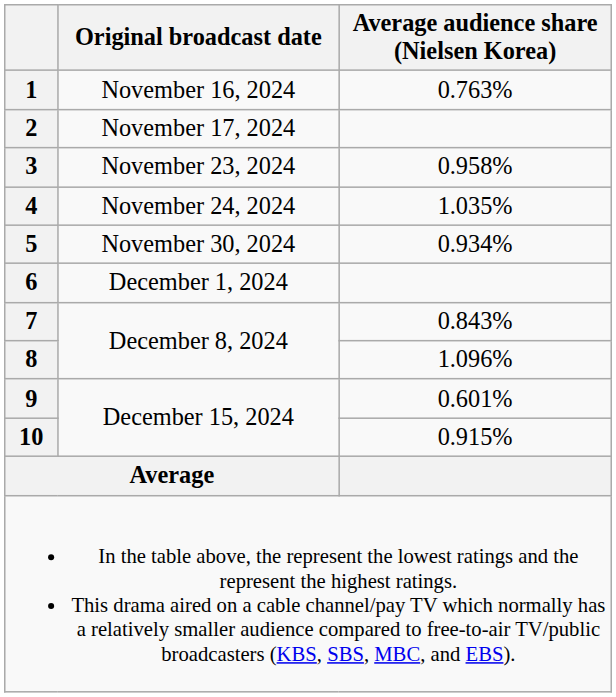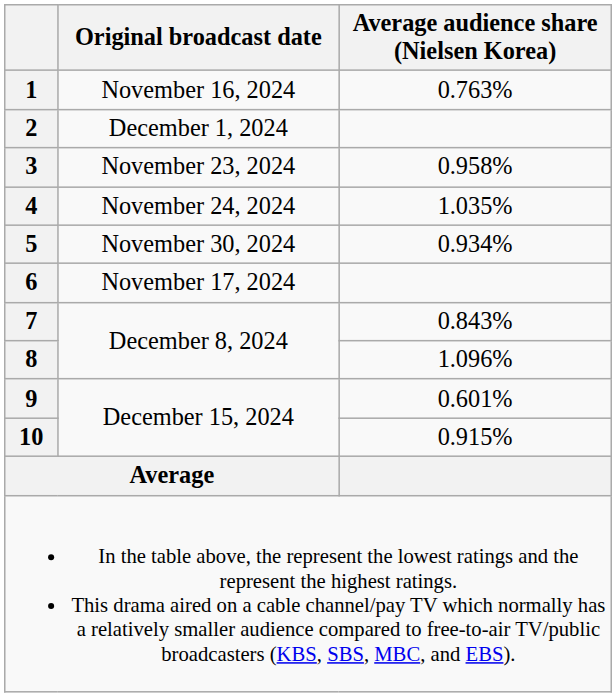(198, 128) November 17, 2024 -> (198, 128) December 1, 2024
(198, 282) December 1, 2024 -> (198, 282) November 17, 2024
